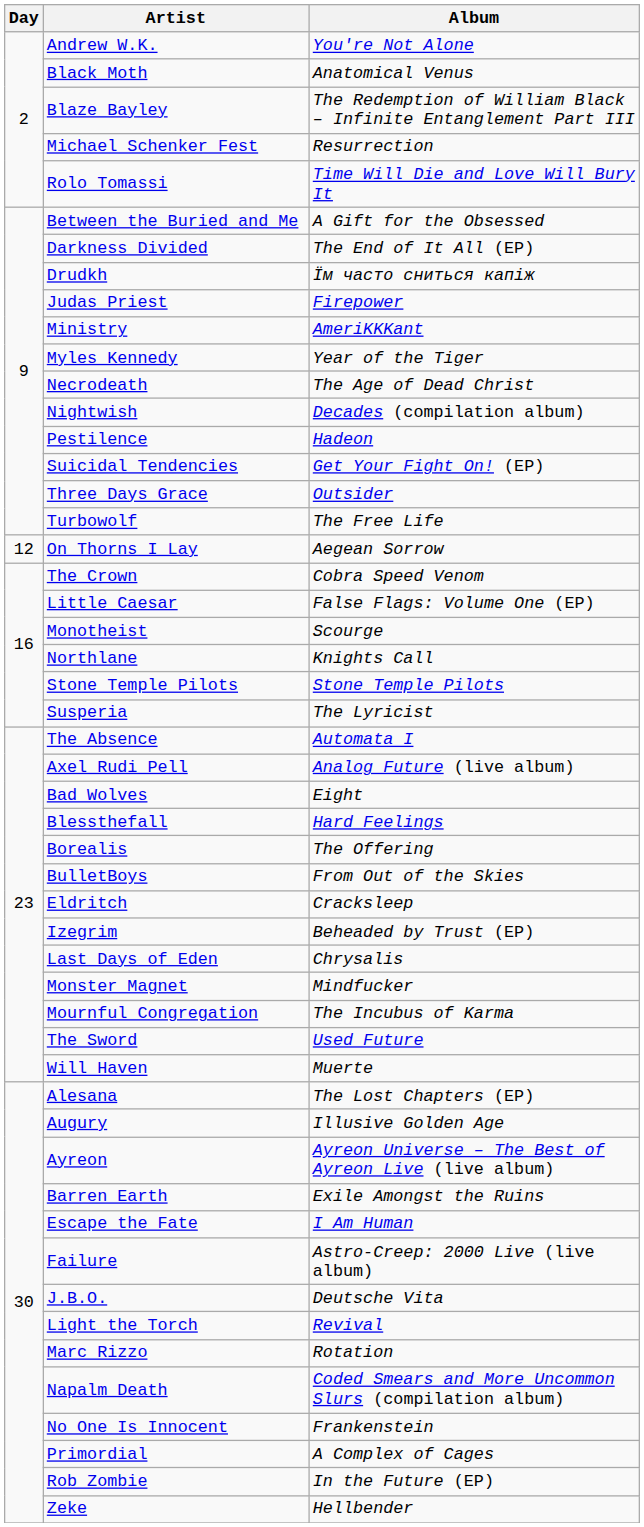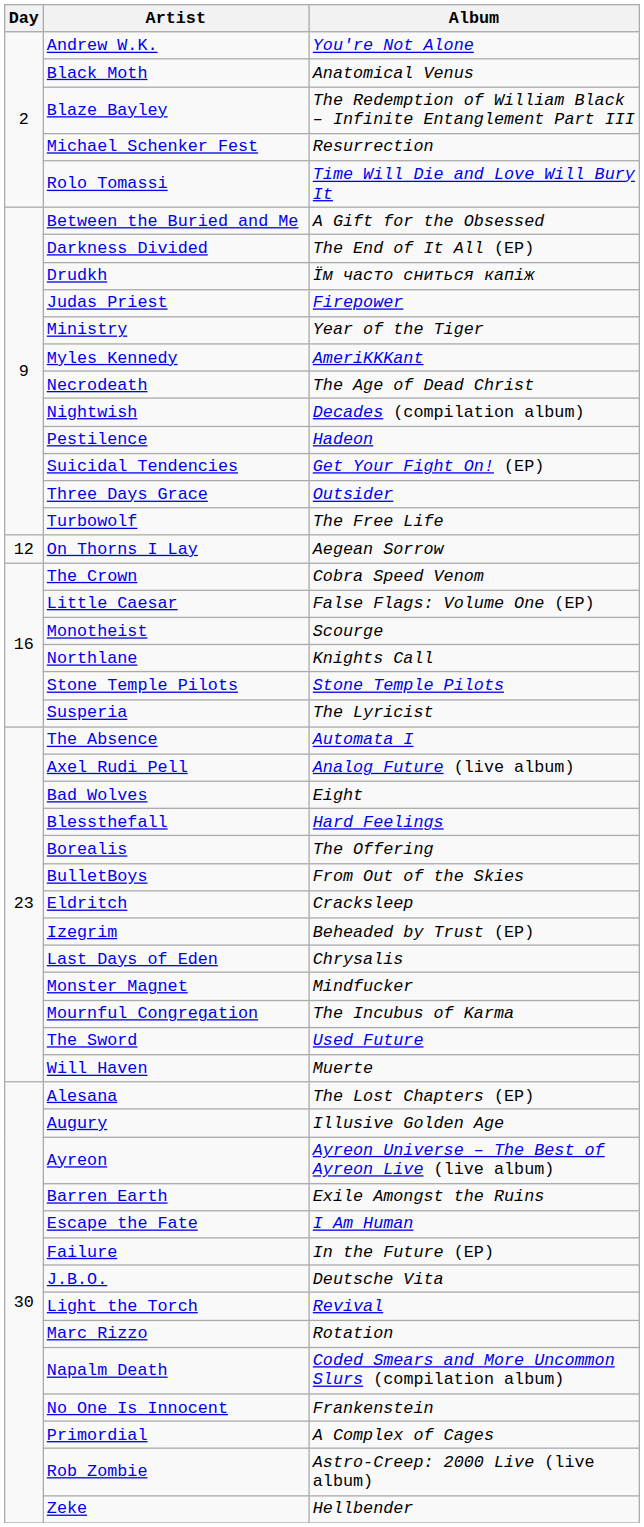(368, 330) AmeriKKKant -> (398, 330) Year of the Tiger
(398, 358) Year of the Tiger -> (368, 358) AmeriKKKant
(454, 1261) Astro-Creep: 2000 Live (live album) -> (403, 1252) In the Future (EP)
(403, 1482) In the Future (EP) -> (454, 1472) Astro-Creep: 2000 Live (live album)
